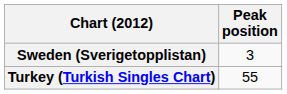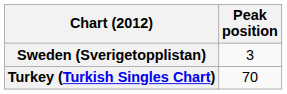(250, 77) 55 -> (250, 77) 70
